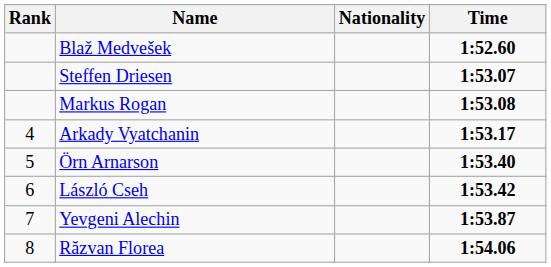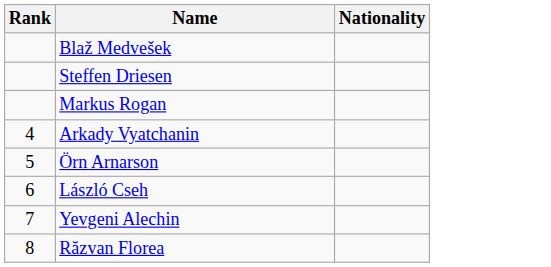- column: (488, 18)
